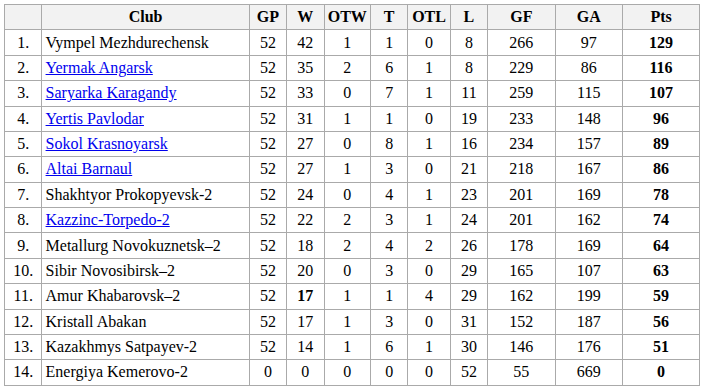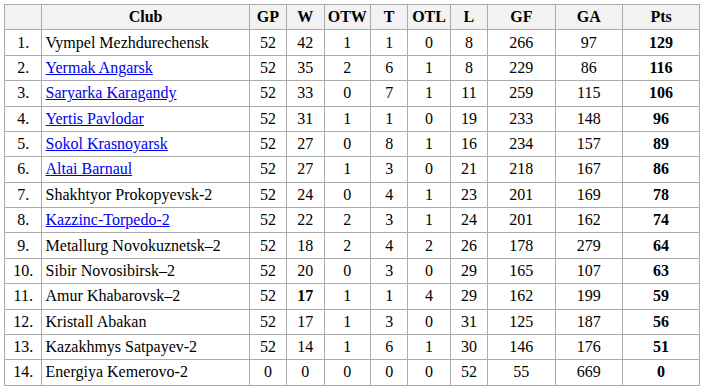(661, 93) 107 -> (661, 93) 106
(589, 245) 169 -> (589, 245) 279
(521, 321) 152 -> (521, 321) 125
